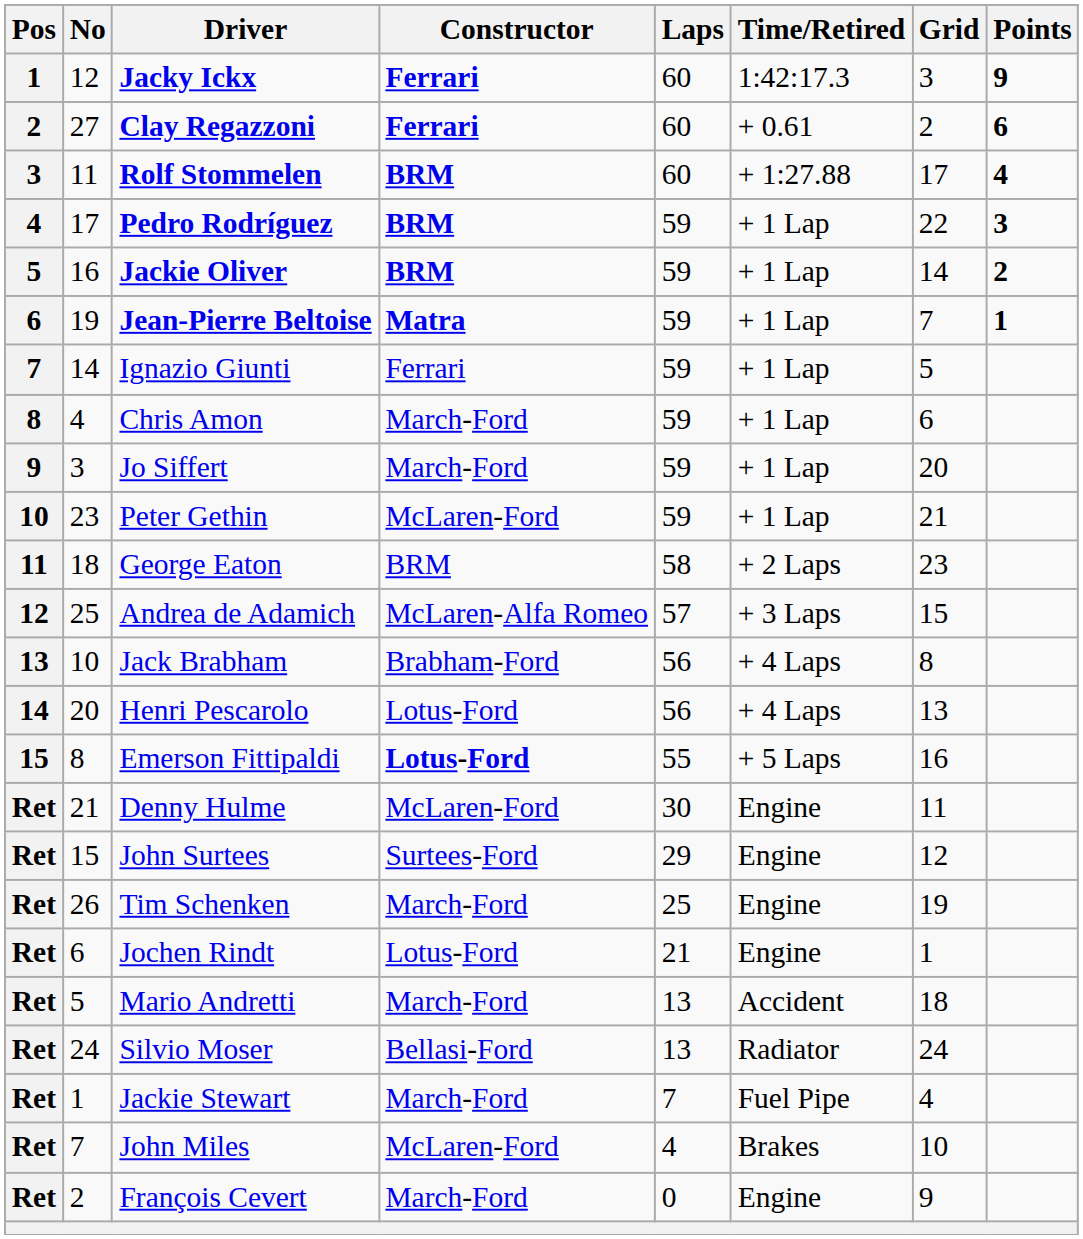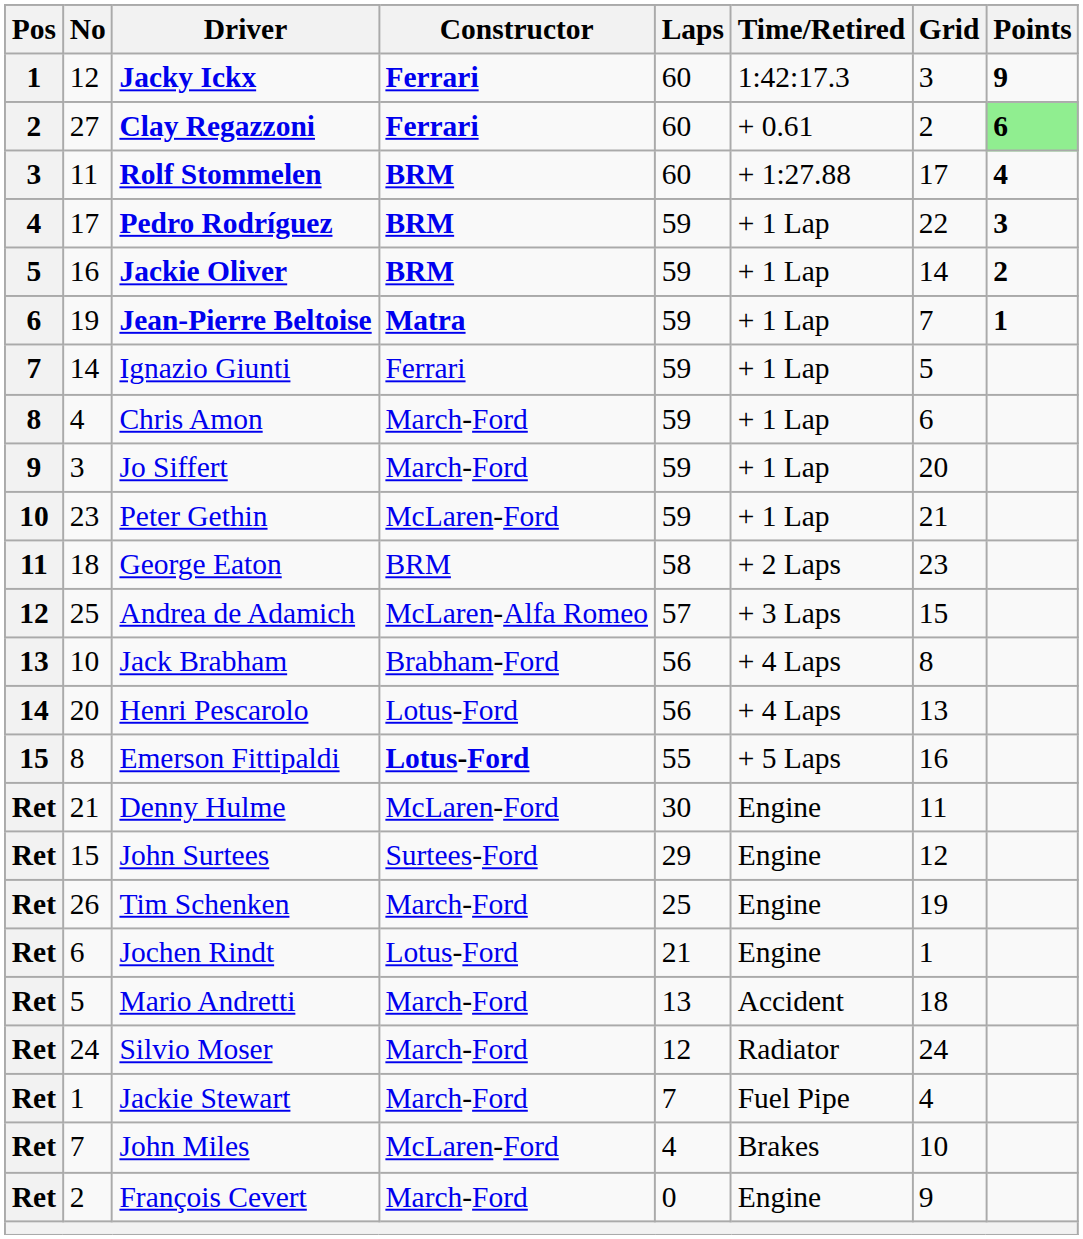(1001, 126) no background -> (1001, 126) lightgreen background
(459, 1050) Bellasi-Ford -> (457, 1050) March-Ford
(676, 1050) 13 -> (676, 1050) 12
